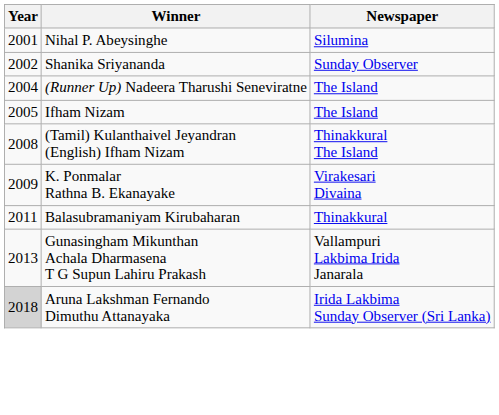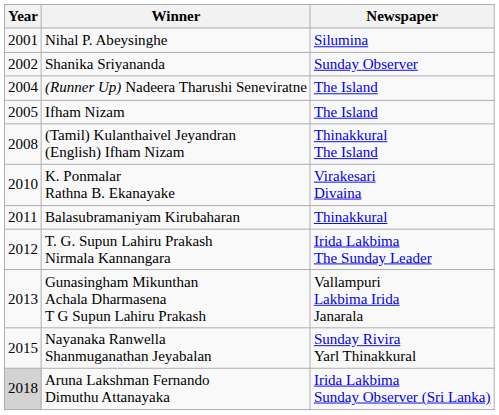(23, 184) 2009 -> (23, 184) 2010
+ row: (129, 249)
+ row: (128, 348)
